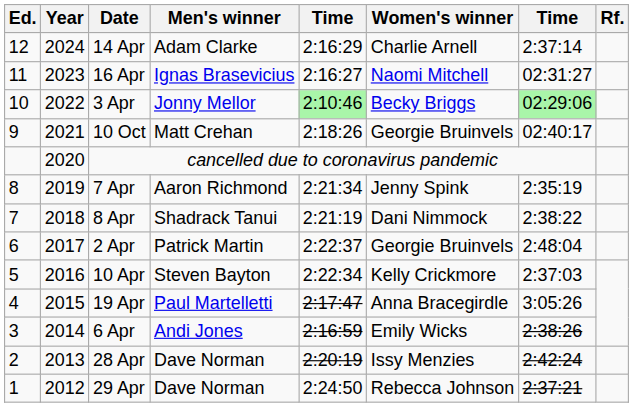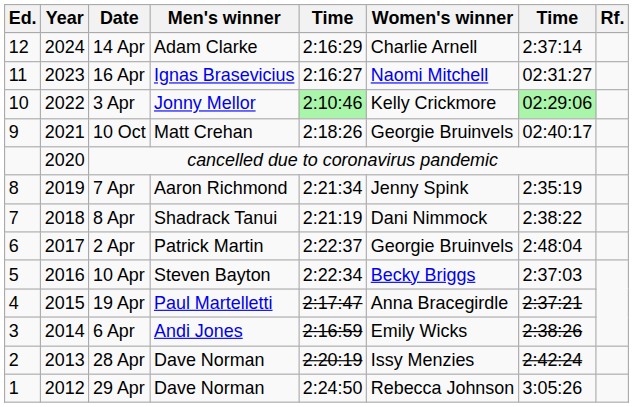(423, 103) Becky Briggs -> (433, 103) Kelly Crickmore
(433, 274) Kelly Crickmore -> (423, 274) Becky Briggs
(552, 302) 3:05:26 -> (552, 302) 2:37:21
(552, 388) 2:37:21 -> (552, 388) 3:05:26
